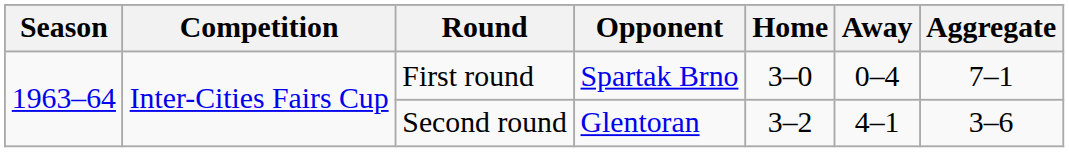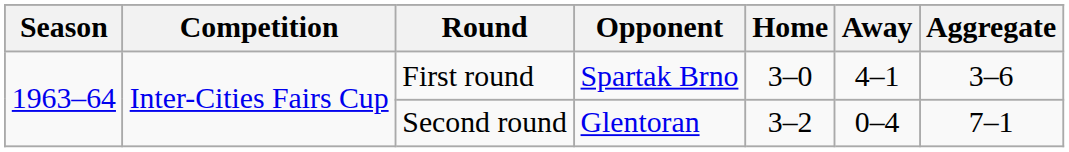(877, 75) 0–4 -> (877, 75) 4–1
(991, 75) 7–1 -> (991, 75) 3–6
(877, 122) 4–1 -> (877, 122) 0–4
(991, 122) 3–6 -> (991, 122) 7–1
